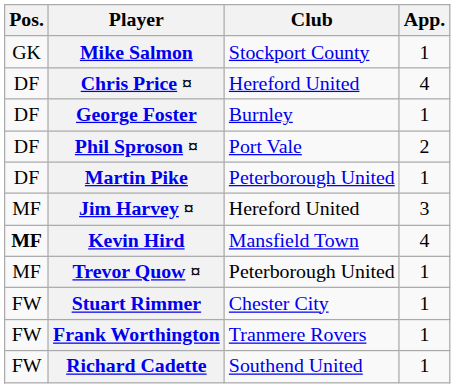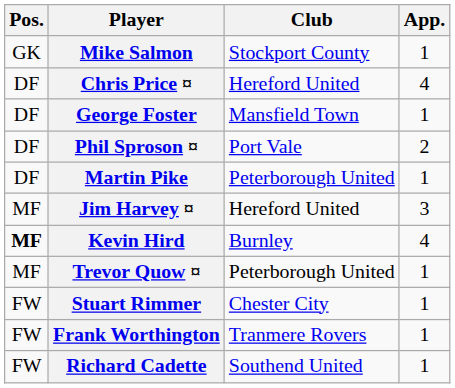(261, 114) Burnley -> (294, 114) Mansfield Town
(294, 240) Mansfield Town -> (261, 240) Burnley
